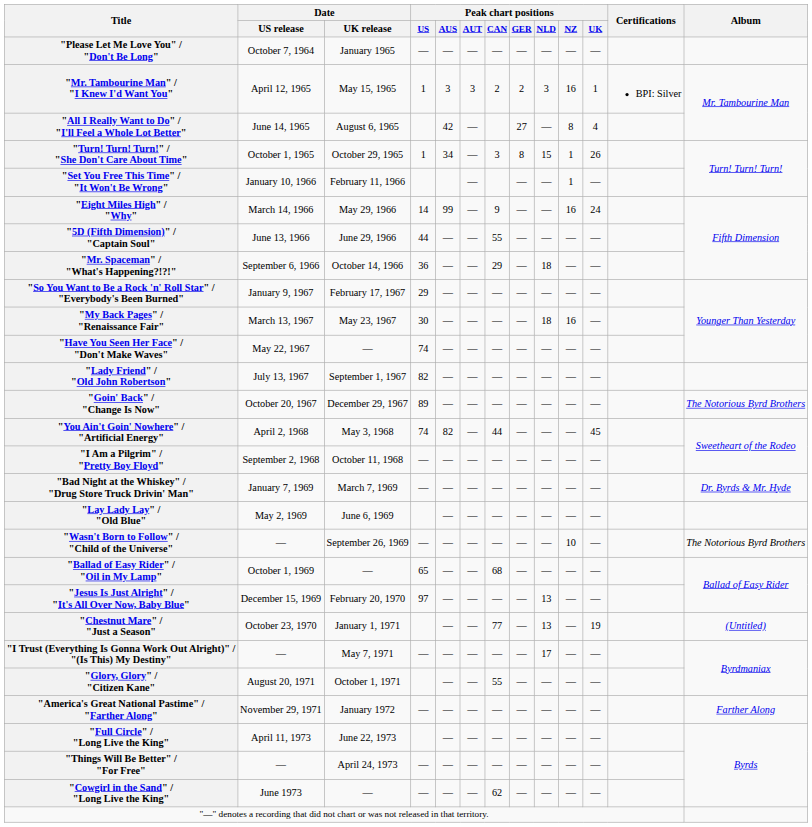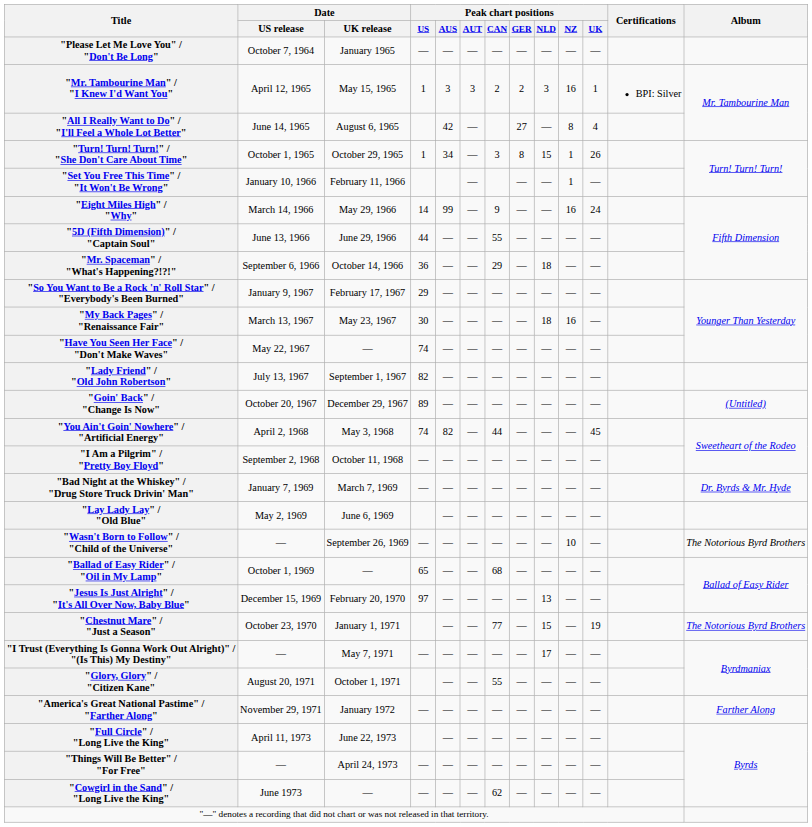(746, 404) The Notorious Byrd Brothers -> (746, 404) (Untitled)
(546, 626) 13 -> (546, 626) 15
(746, 626) (Untitled) -> (746, 626) The Notorious Byrd Brothers
